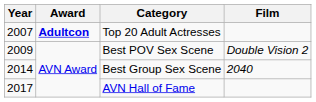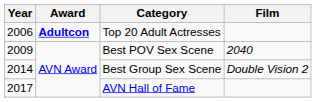(20, 32) 2007 -> (20, 32) 2006
(267, 50) Double Vision 2 -> (240, 50) 2040
(240, 69) 2040 -> (267, 69) Double Vision 2
